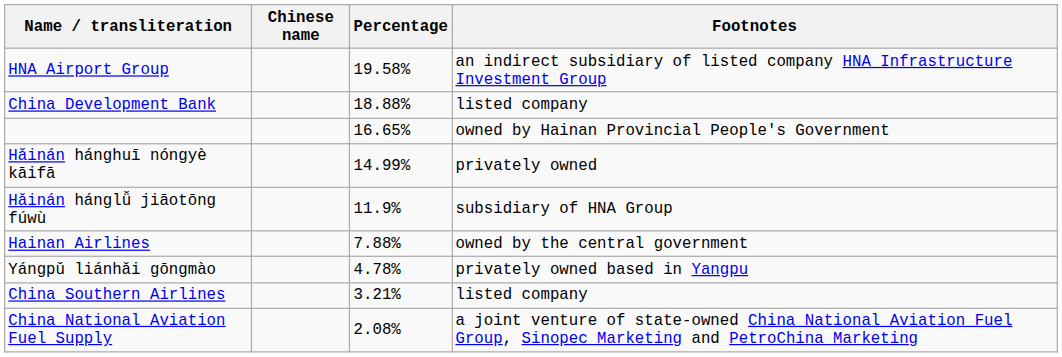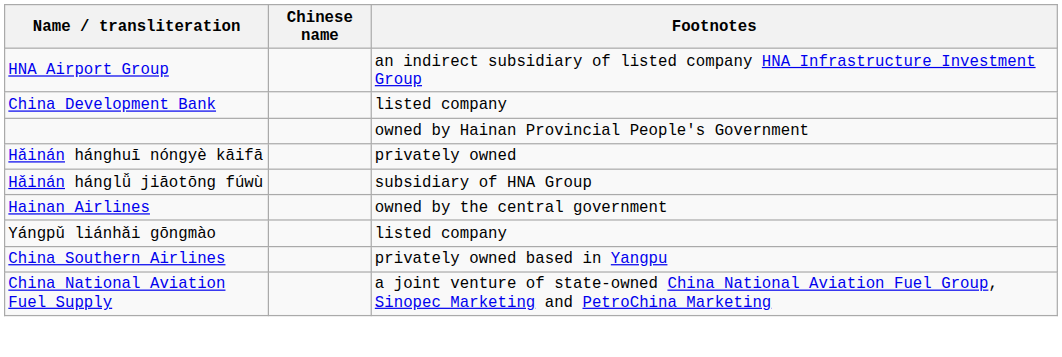- column: (401, 26)
(602, 269) privately owned based in Yangpu -> (441, 233) listed company
(522, 295) listed company -> (521, 259) privately owned based in Yangpu
